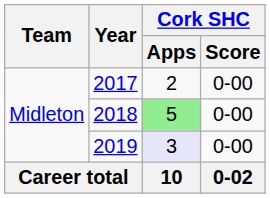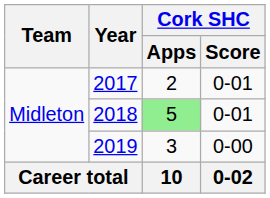(233, 83) 0-00 -> (233, 83) 0-01
(233, 114) 0-00 -> (233, 114) 0-01
(171, 146) lavender background -> (171, 146) no background
